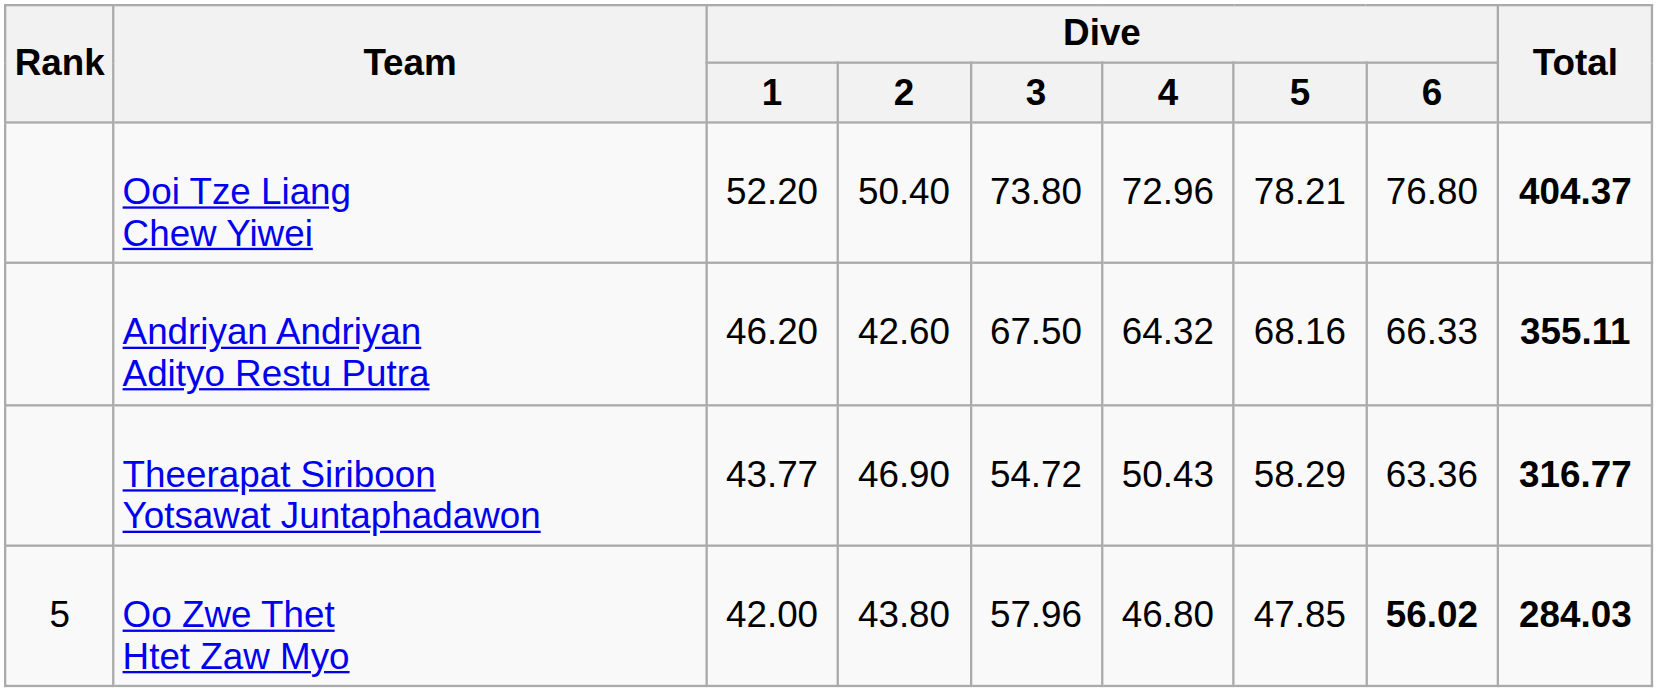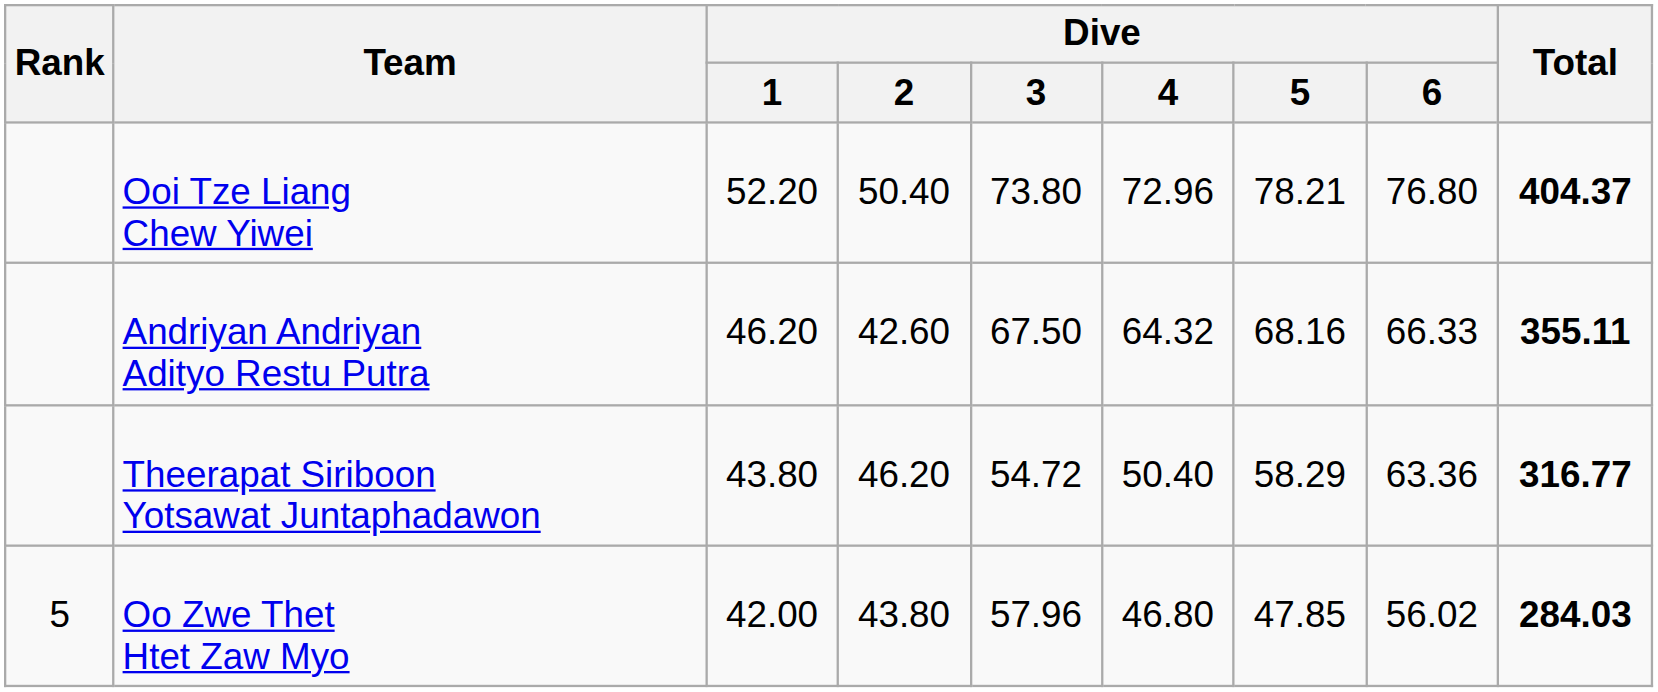(772, 474) 43.77 -> (772, 474) 43.80
(904, 474) 46.90 -> (904, 474) 46.20
(1168, 474) 50.43 -> (1168, 474) 50.40
(1432, 615) bold -> (1432, 615) normal
